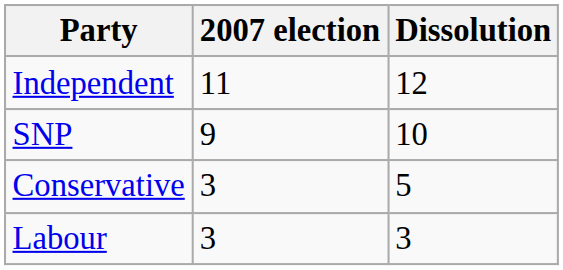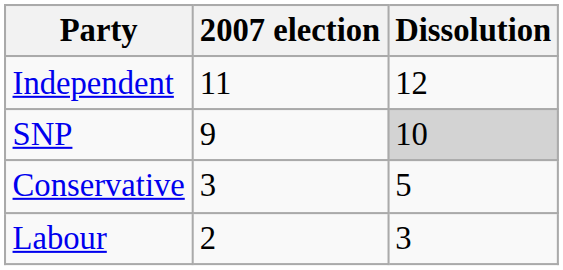(412, 133) no background -> (412, 133) lightgrey background
(208, 237) 3 -> (208, 237) 2
